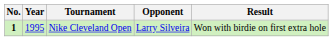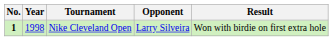(35, 28) 1995 -> (35, 28) 1998
